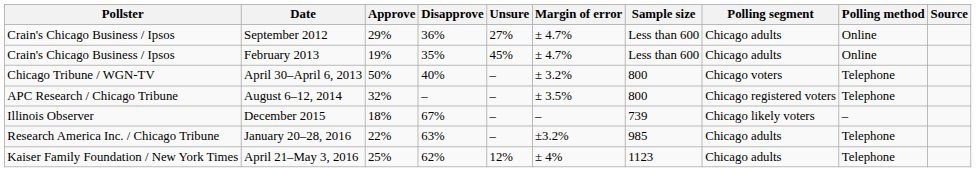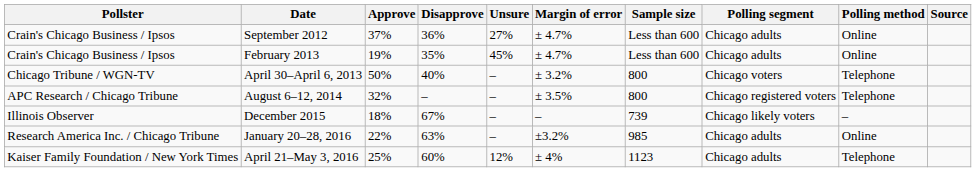(380, 34) 29% -> (380, 34) 37%
(868, 136) Telephone -> (859, 136) Online
(433, 156) 62% -> (433, 156) 60%
